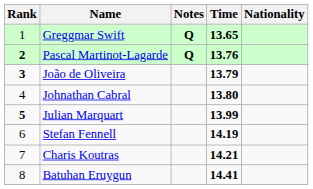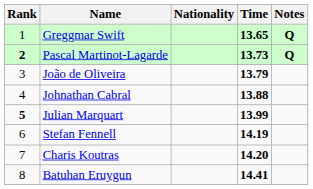columns swapped: (274, 14) <-> (189, 14)
(224, 54) 13.76 -> (254, 54) 13.73
(22, 74) bold -> (22, 74) normal
(224, 94) 13.80 -> (254, 94) 13.88
(224, 154) 14.21 -> (254, 154) 14.20
